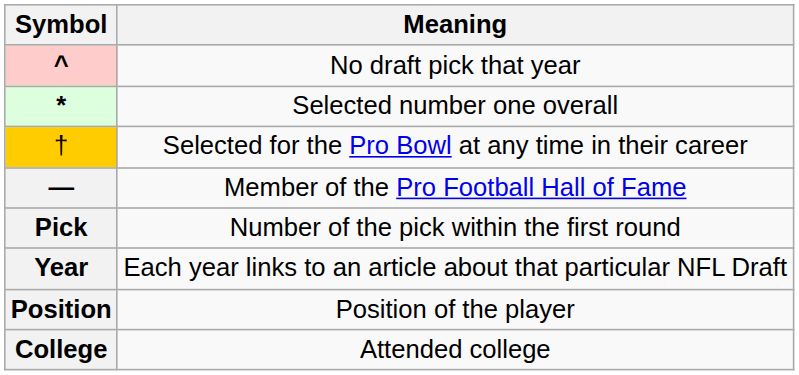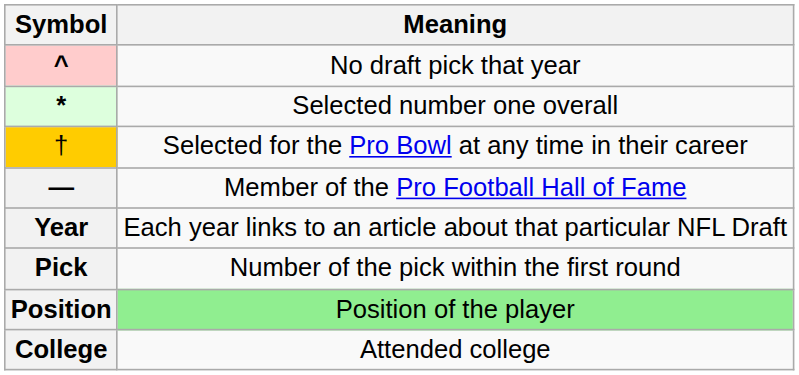rows swapped: (61, 268) <-> (61, 227)
(455, 308) no background -> (455, 308) lightgreen background
